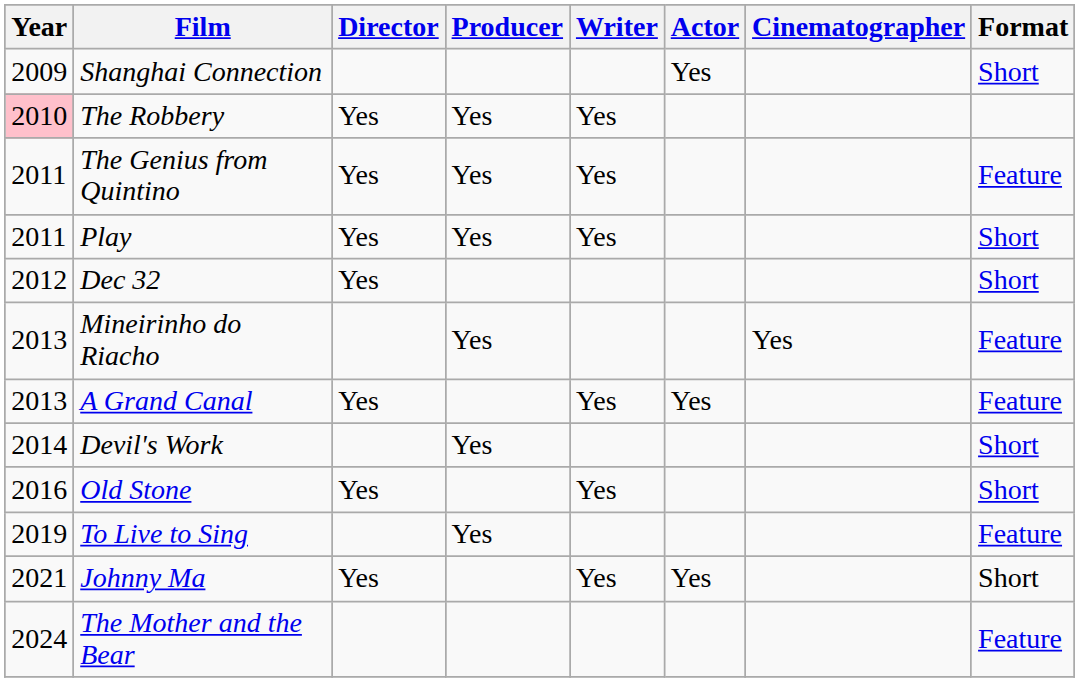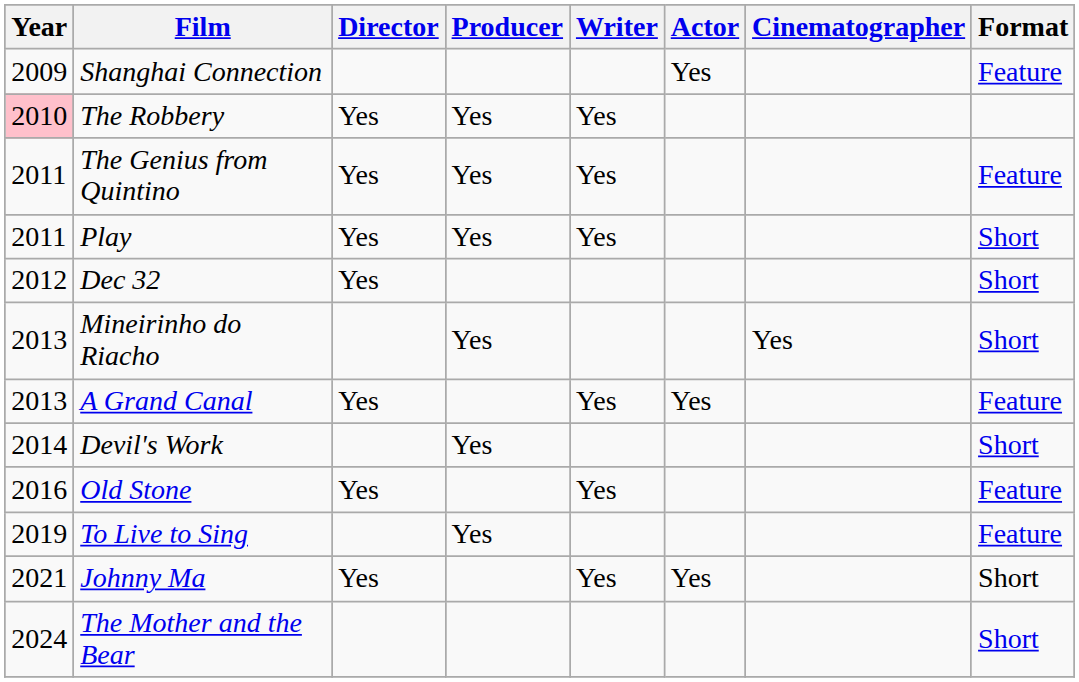(1008, 71) Short -> (1020, 71) Feature
(1020, 340) Feature -> (1008, 340) Short
(1008, 489) Short -> (1020, 489) Feature
(1020, 638) Feature -> (1008, 638) Short
